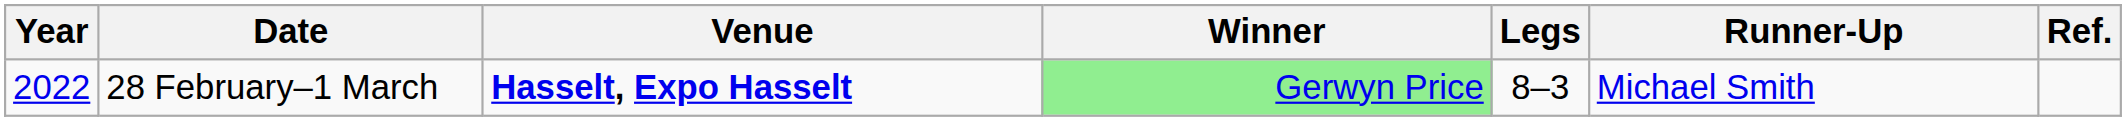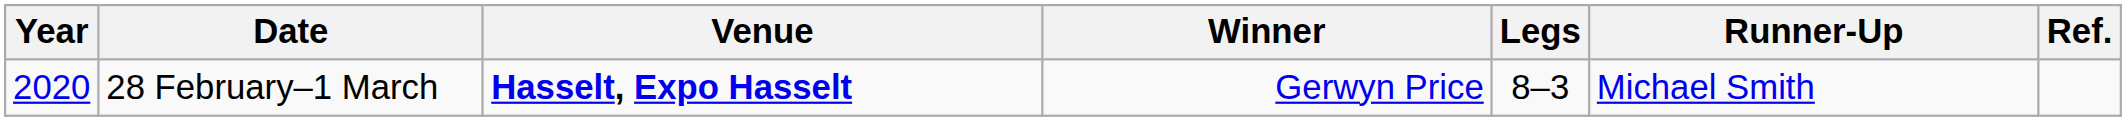(52, 87) 2022 -> (52, 87) 2020
(1380, 87) lightgreen background -> (1380, 87) no background
